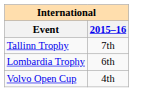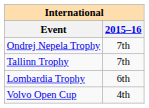+ row: (54, 45)
